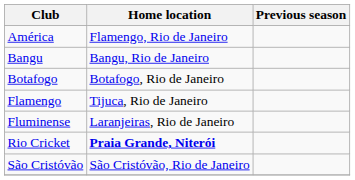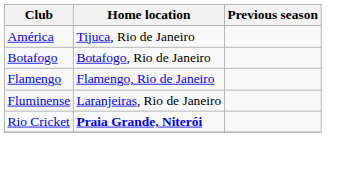(159, 36) Flamengo, Rio de Janeiro -> (136, 36) Tijuca, Rio de Janeiro
- row: (25, 57)
(149, 100) Tijuca, Rio de Janeiro -> (145, 79) Flamengo, Rio de Janeiro
- row: (45, 164)
